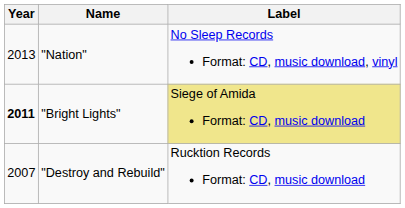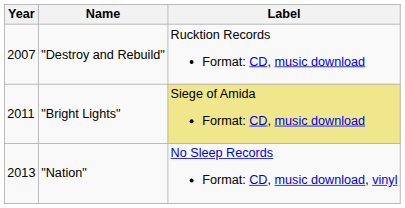rows swapped: (103, 173) <-> (64, 54)
(21, 113) bold -> (21, 113) normal
